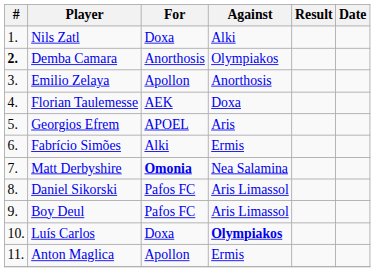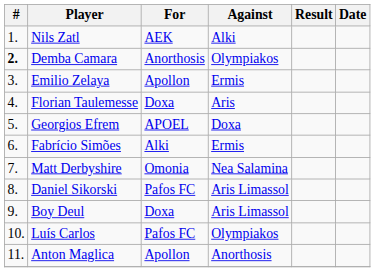(159, 37) Doxa -> (159, 37) AEK
(241, 80) Anorthosis -> (228, 80) Ermis
(159, 102) AEK -> (159, 102) Doxa
(226, 102) Doxa -> (223, 102) Aris
(223, 124) Aris -> (226, 124) Doxa
(168, 168) bold -> (167, 168) normal
(170, 211) Pafos FC -> (159, 211) Doxa
(159, 233) Doxa -> (170, 233) Pafos FC
(247, 233) bold -> (245, 233) normal
(228, 255) Ermis -> (241, 255) Anorthosis
